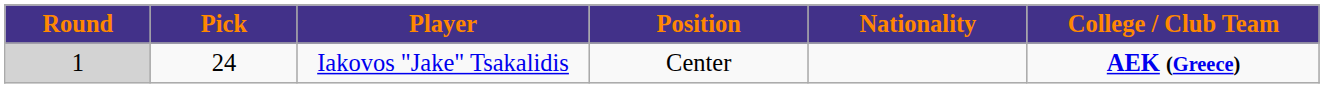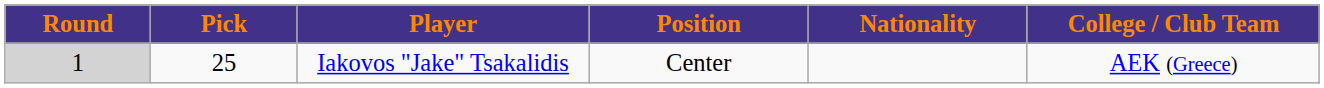(224, 62) 24 -> (224, 62) 25
(1174, 62) bold -> (1174, 62) normal
